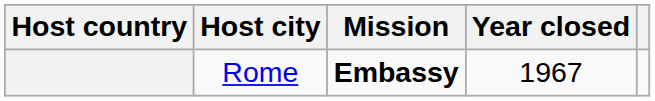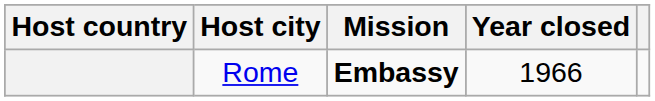(551, 72) 1967 -> (551, 72) 1966
